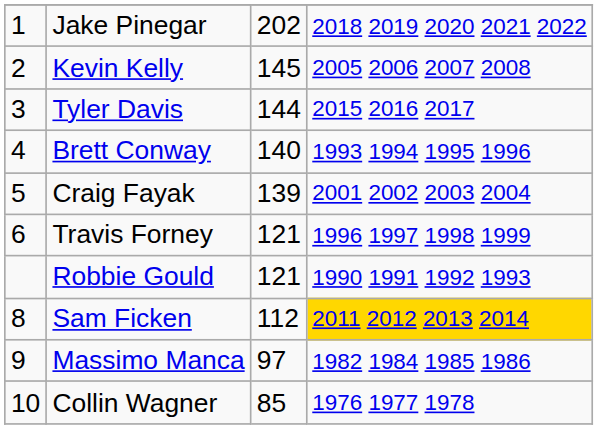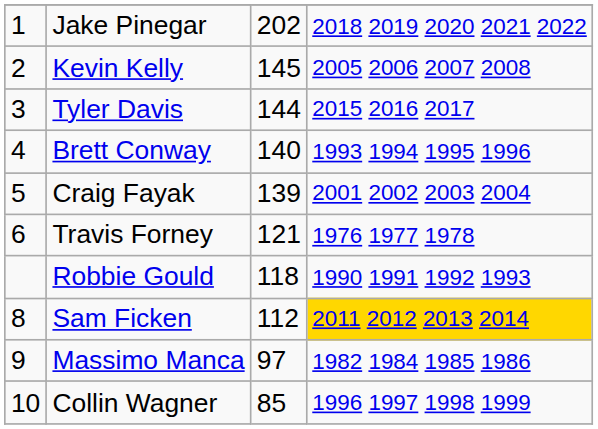(421, 235) 1996 1997 1998 1999 -> (393, 235) 1976 1977 1978
(279, 276) 121 -> (278, 276) 118
(393, 403) 1976 1977 1978 -> (421, 403) 1996 1997 1998 1999
